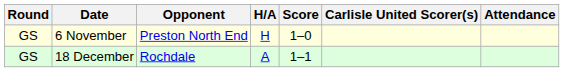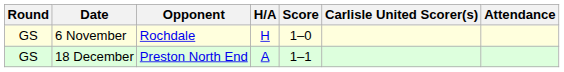(194, 35) Preston North End -> (168, 35) Rochdale
(168, 56) Rochdale -> (194, 56) Preston North End
